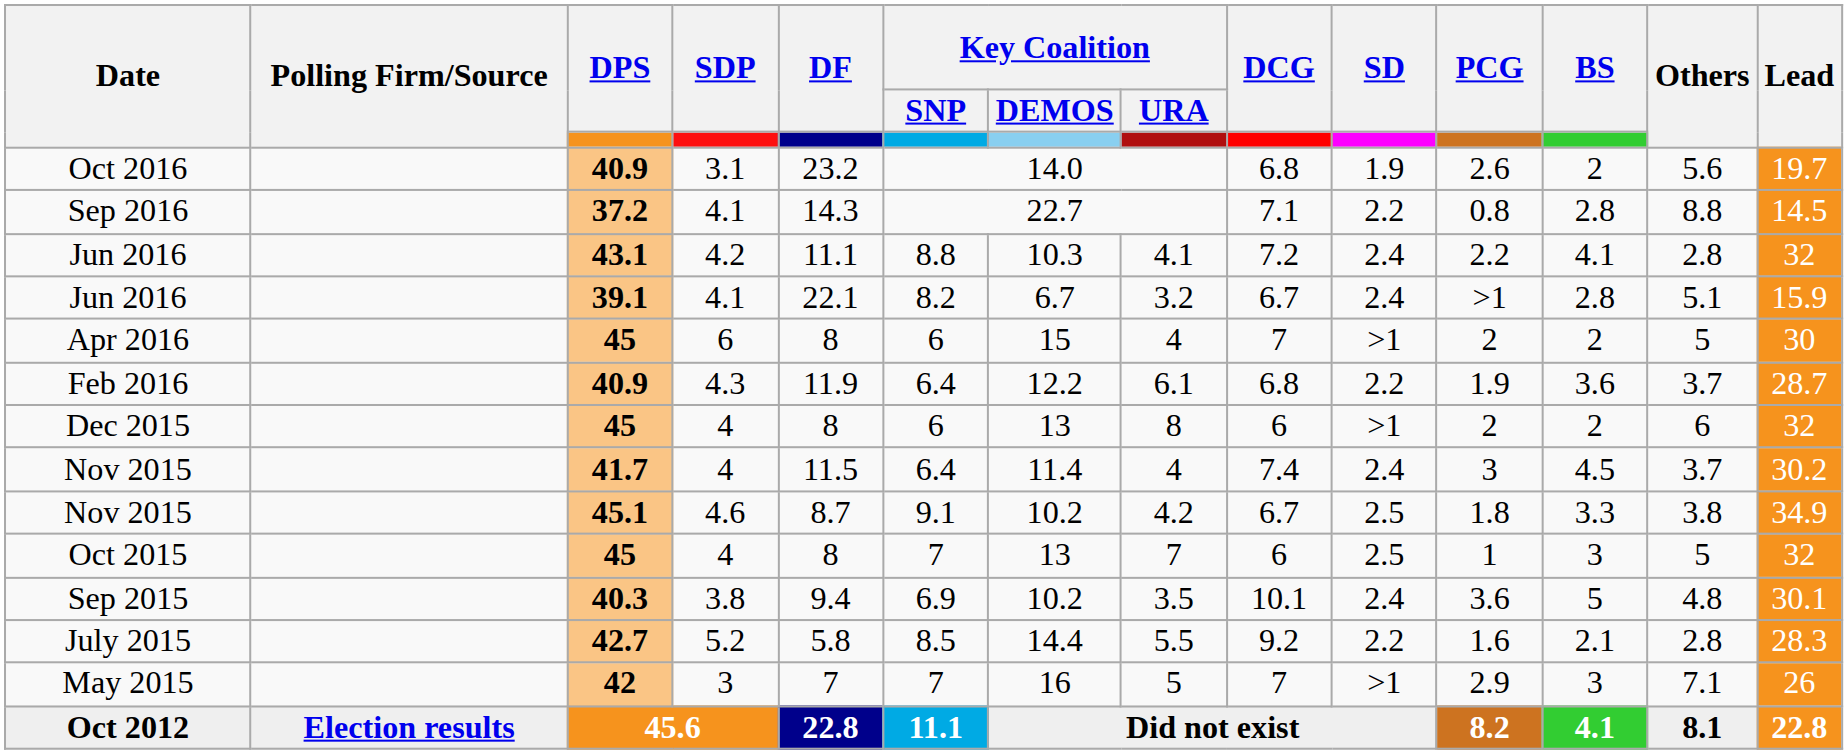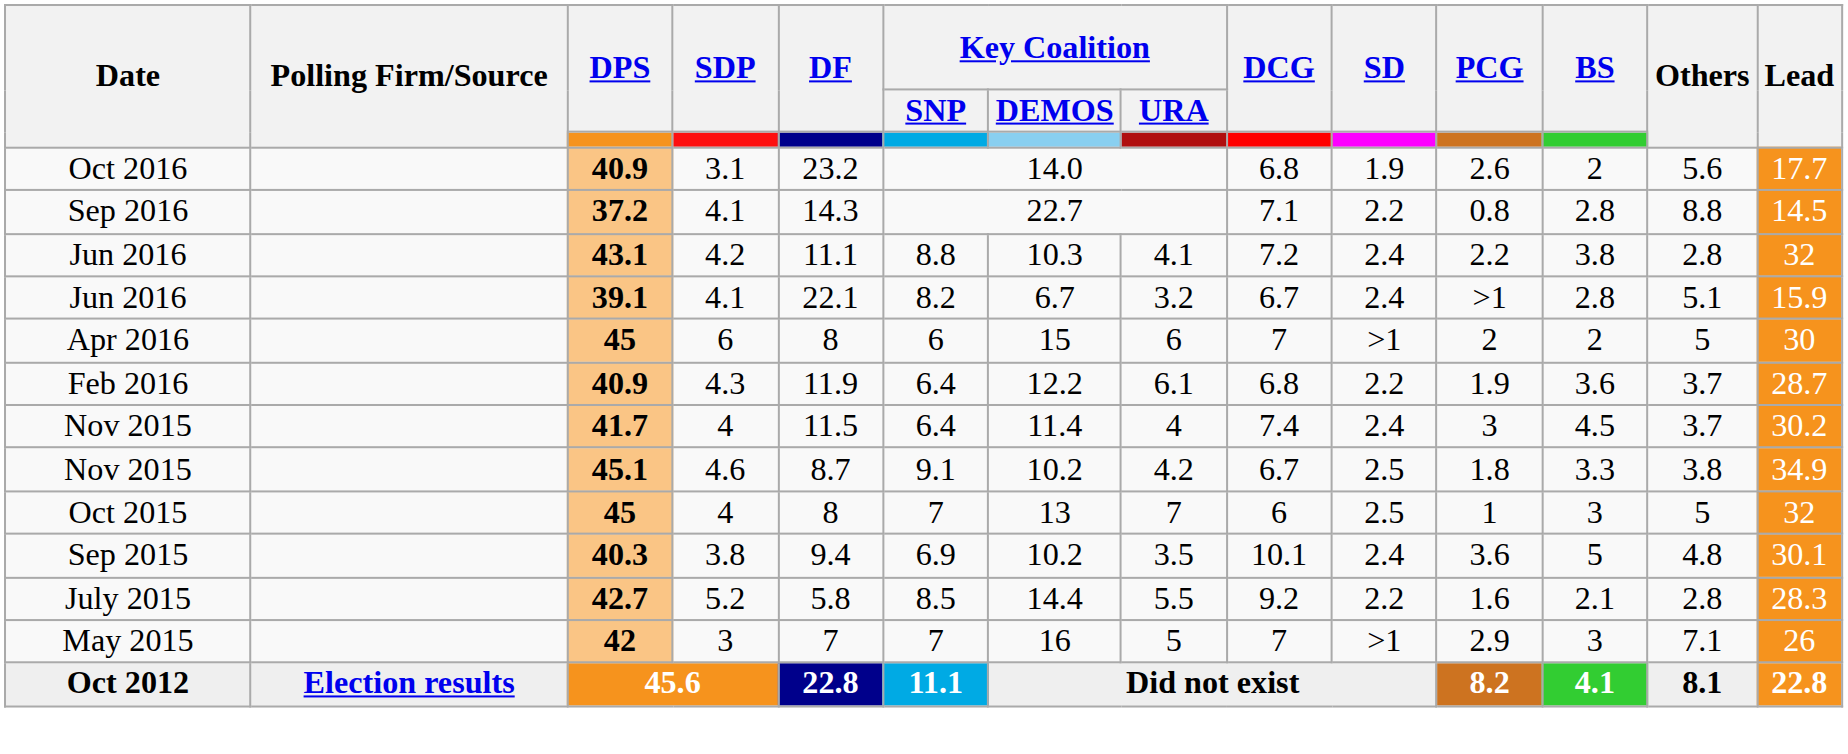(1799, 168) 19.7 -> (1799, 168) 17.7
(1595, 254) 4.1 -> (1595, 254) 3.8
(1174, 340) 4 -> (1174, 340) 6
- row: (128, 425)
